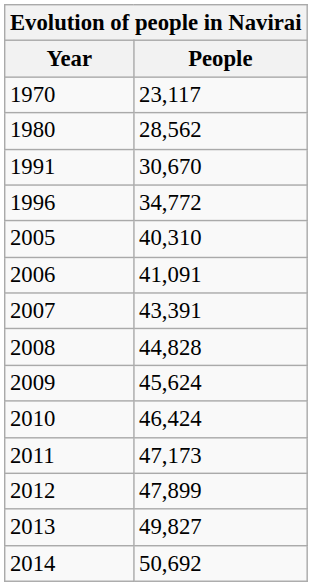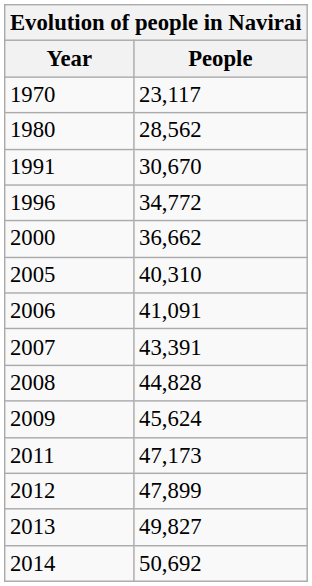+ row: (33, 238)
- row: (33, 418)
